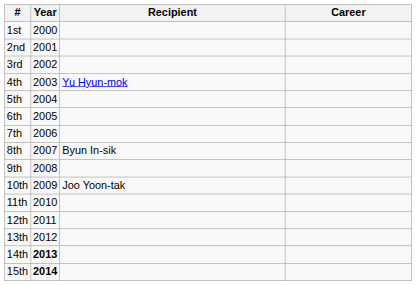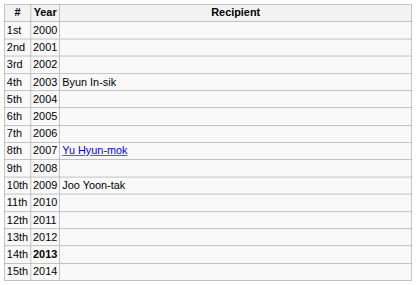- column: (348, 13)
(95, 82) Yu Hyun-mok -> (89, 82) Byun In-sik
(89, 151) Byun In-sik -> (95, 151) Yu Hyun-mok
(45, 271) bold -> (45, 271) normal
